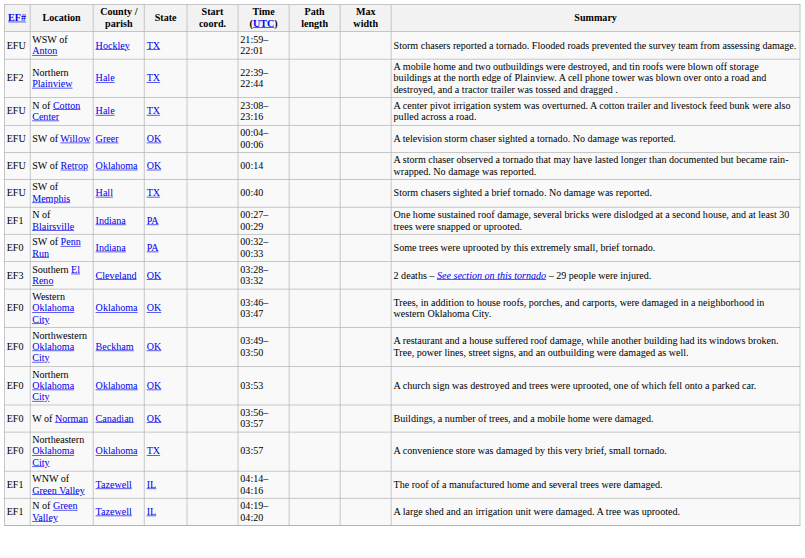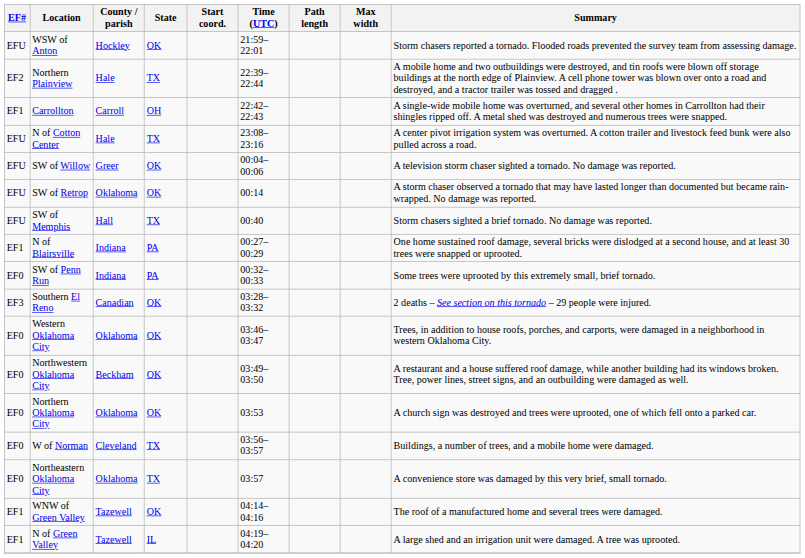(153, 45) TX -> (154, 45) OK
+ row: (53, 111)
(116, 275) Cleveland -> (115, 302) Canadian
(115, 418) Canadian -> (116, 446) Cleveland
(154, 418) OK -> (153, 446) TX
(151, 484) IL -> (154, 512) OK
